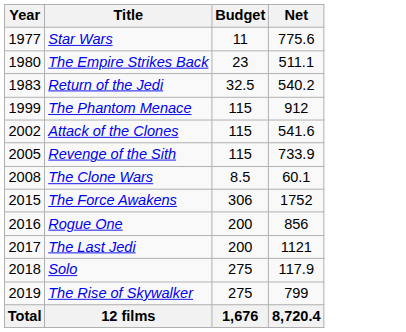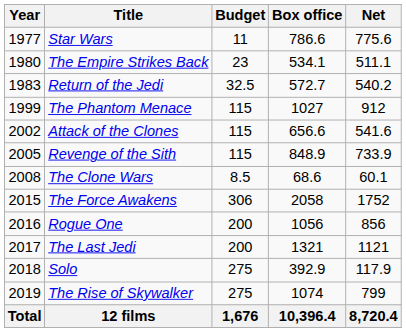+ column: (307, 16)
